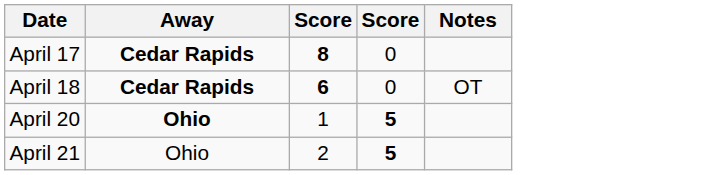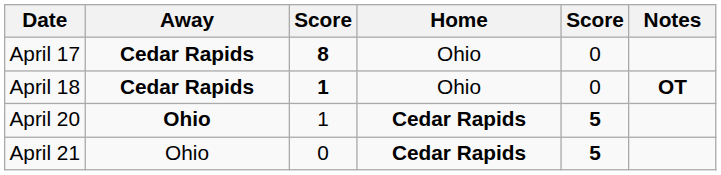+ column: (459, 20)
(323, 86) 6 -> (323, 86) 1
(468, 86) normal -> (673, 86) bold
(323, 152) 2 -> (323, 152) 0
